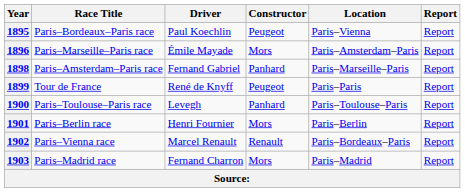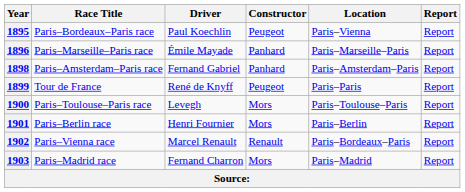(260, 50) Mors -> (267, 50) Panhard
(365, 50) Paris–Amsterdam–Paris -> (360, 50) Paris–Marseille–Paris
(360, 68) Paris–Marseille–Paris -> (365, 68) Paris–Amsterdam–Paris
(267, 105) Panhard -> (260, 105) Mors
